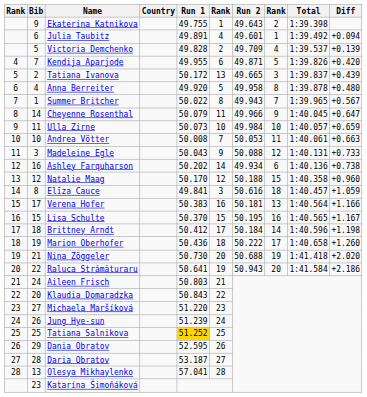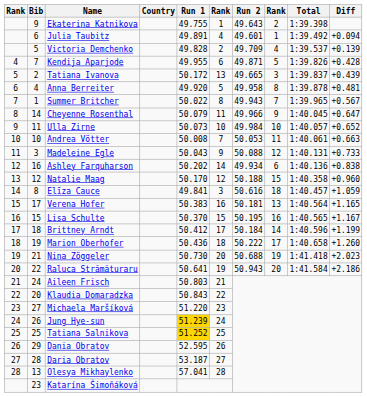(346, 62) +0.420 -> (346, 62) +0.428
(346, 88) +0.480 -> (346, 88) +0.481
(346, 127) +0.659 -> (346, 127) +0.652
(346, 166) +0.738 -> (346, 166) +0.838
(346, 205) +1.166 -> (346, 205) +1.165
(346, 230) +1.198 -> (346, 230) +1.199
(346, 256) +2.020 -> (346, 256) +2.023
(193, 321) no background -> (193, 321) gold background
